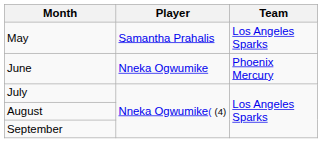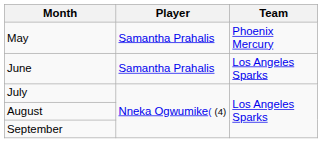(263, 37) Los Angeles Sparks -> (253, 37) Phoenix Mercury
(163, 68) Nneka Ogwumike -> (166, 68) Samantha Prahalis
(253, 68) Phoenix Mercury -> (263, 68) Los Angeles Sparks
